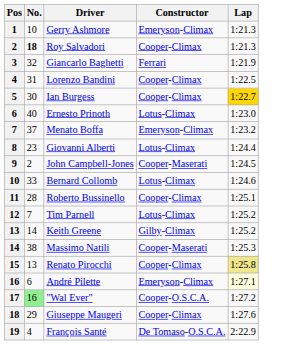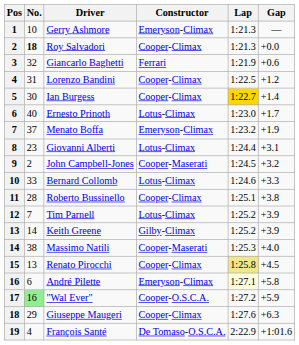+ column: (276, 13)
